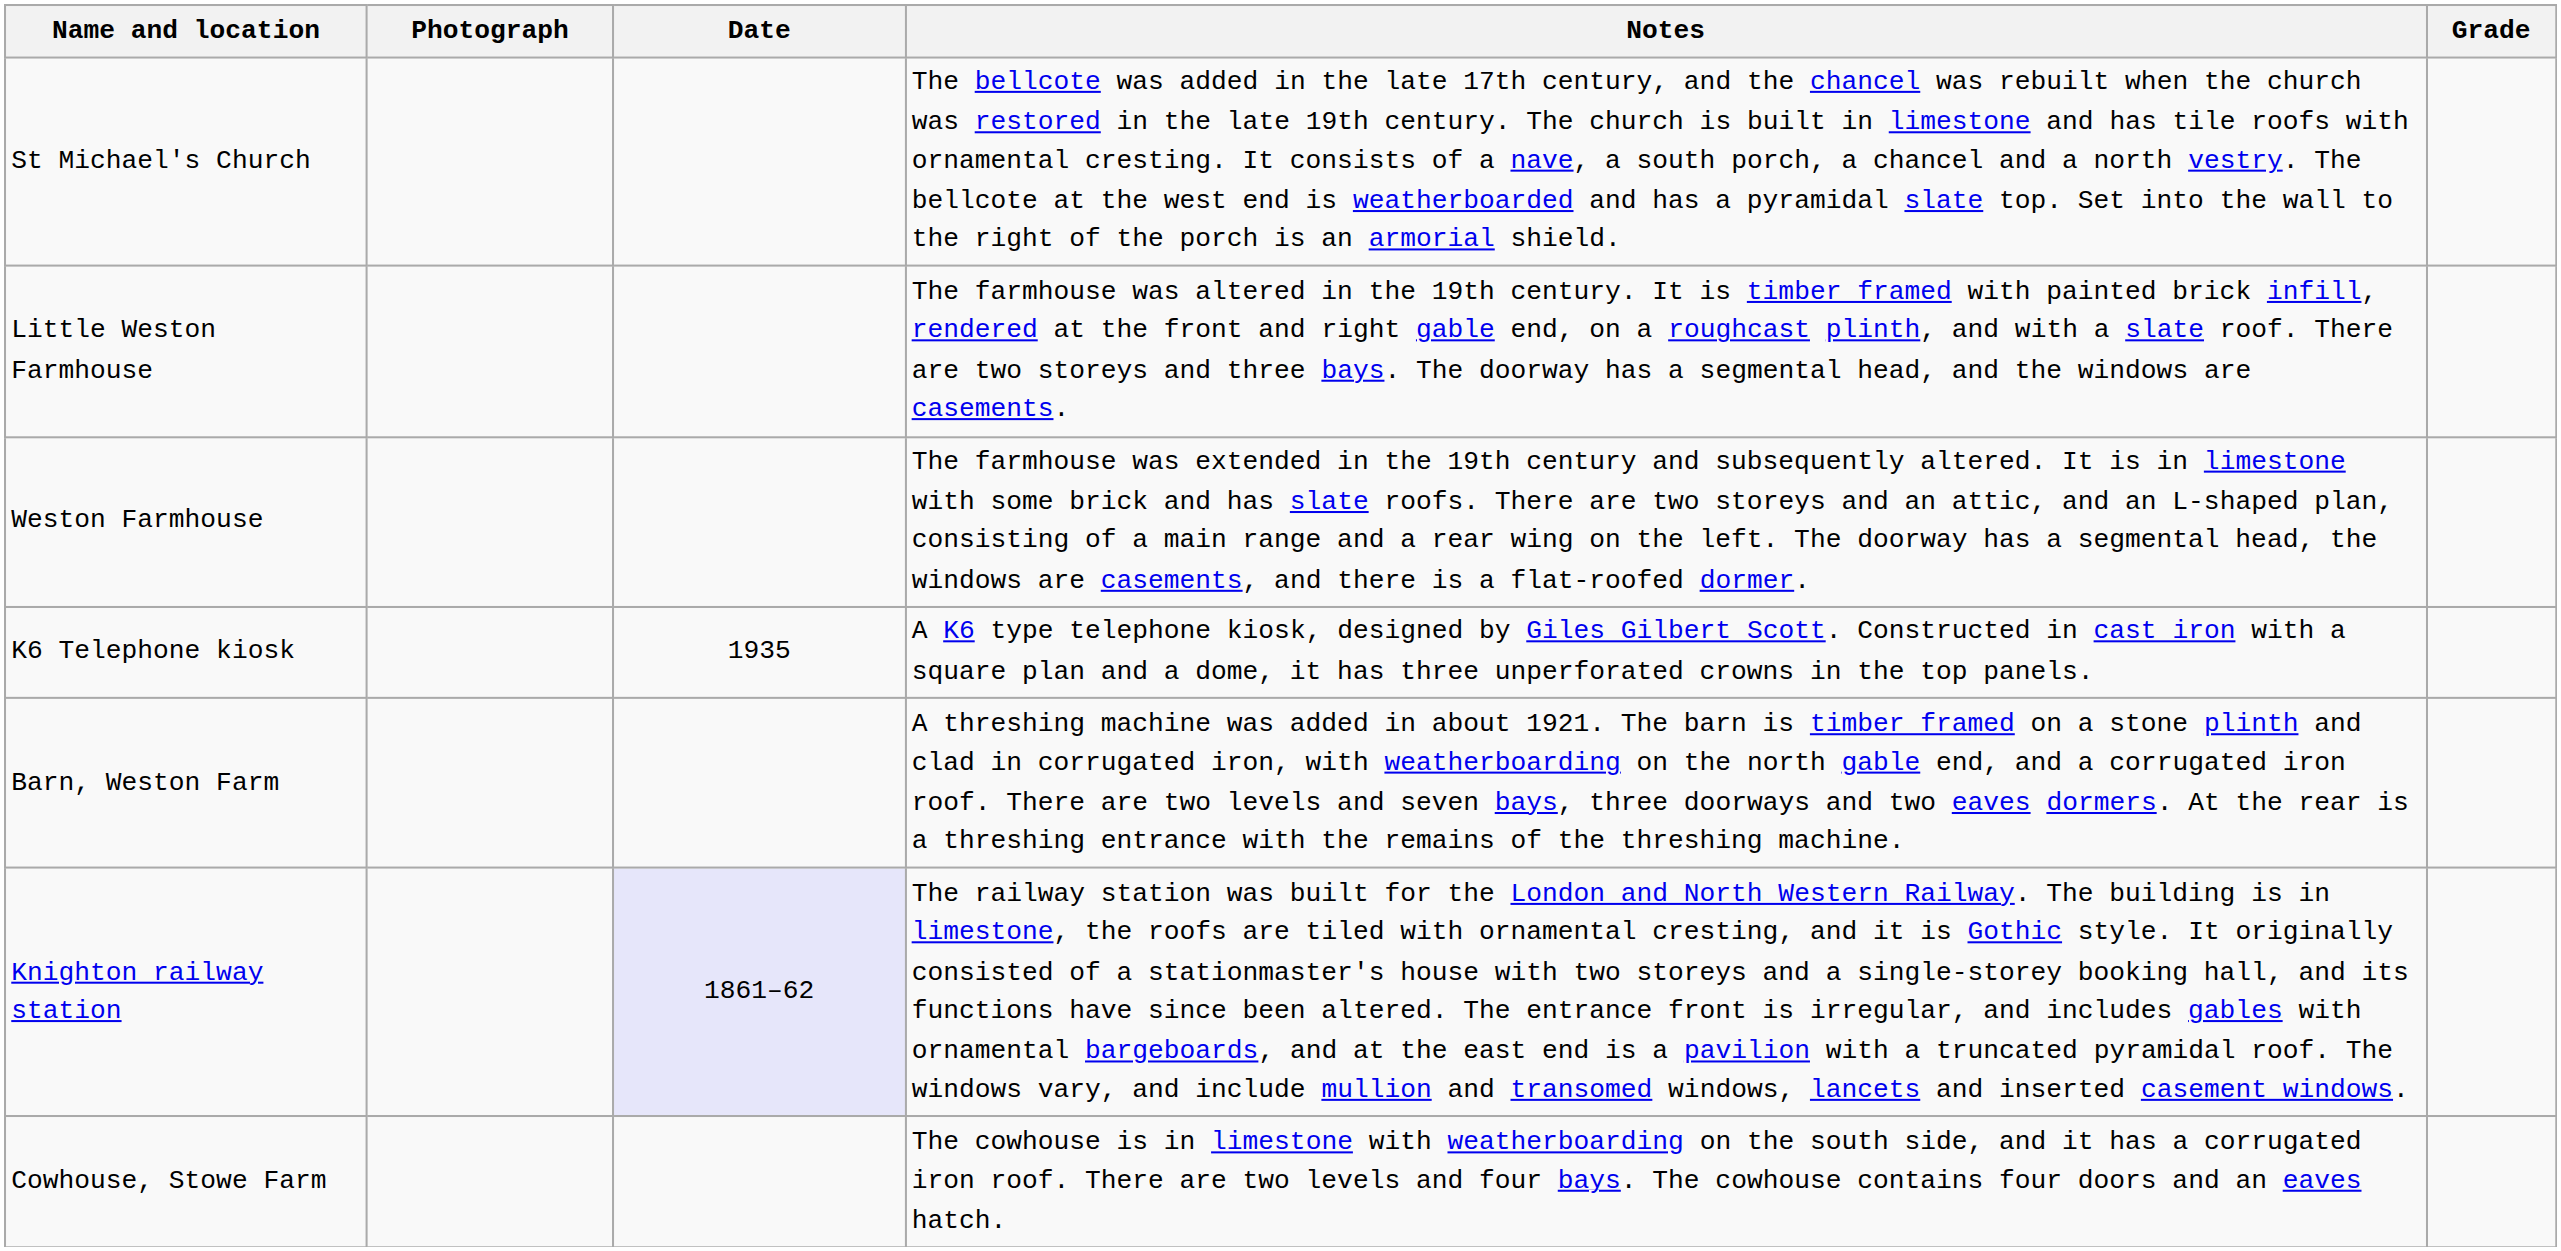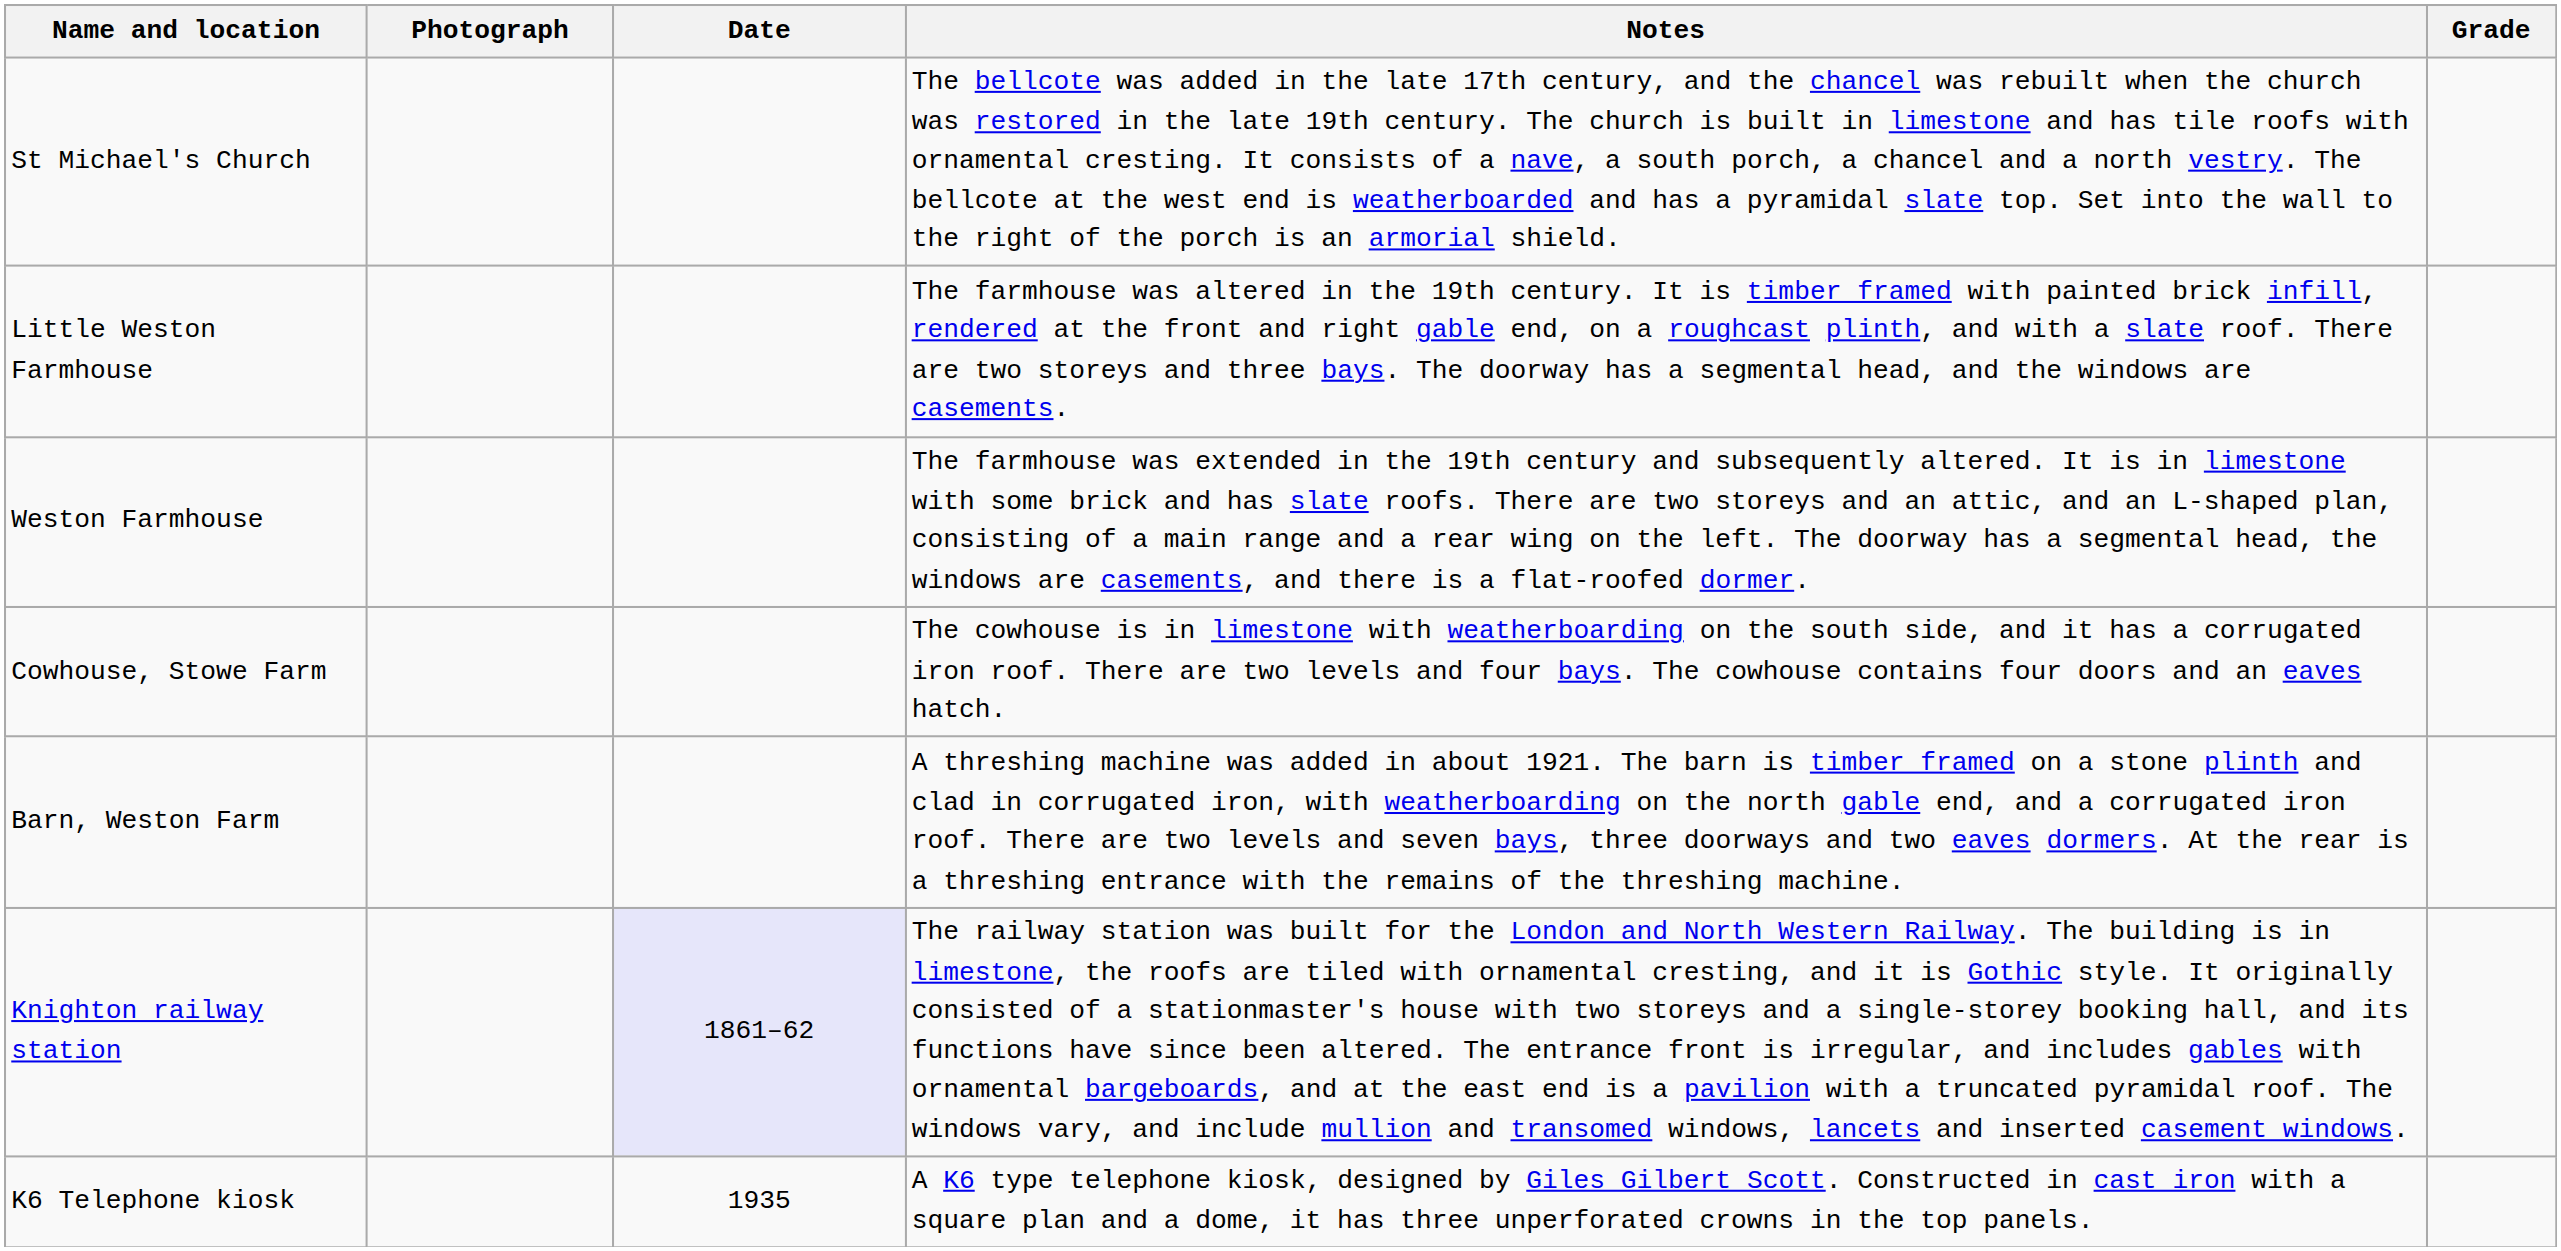rows swapped: (169, 1181) <-> (153, 652)
